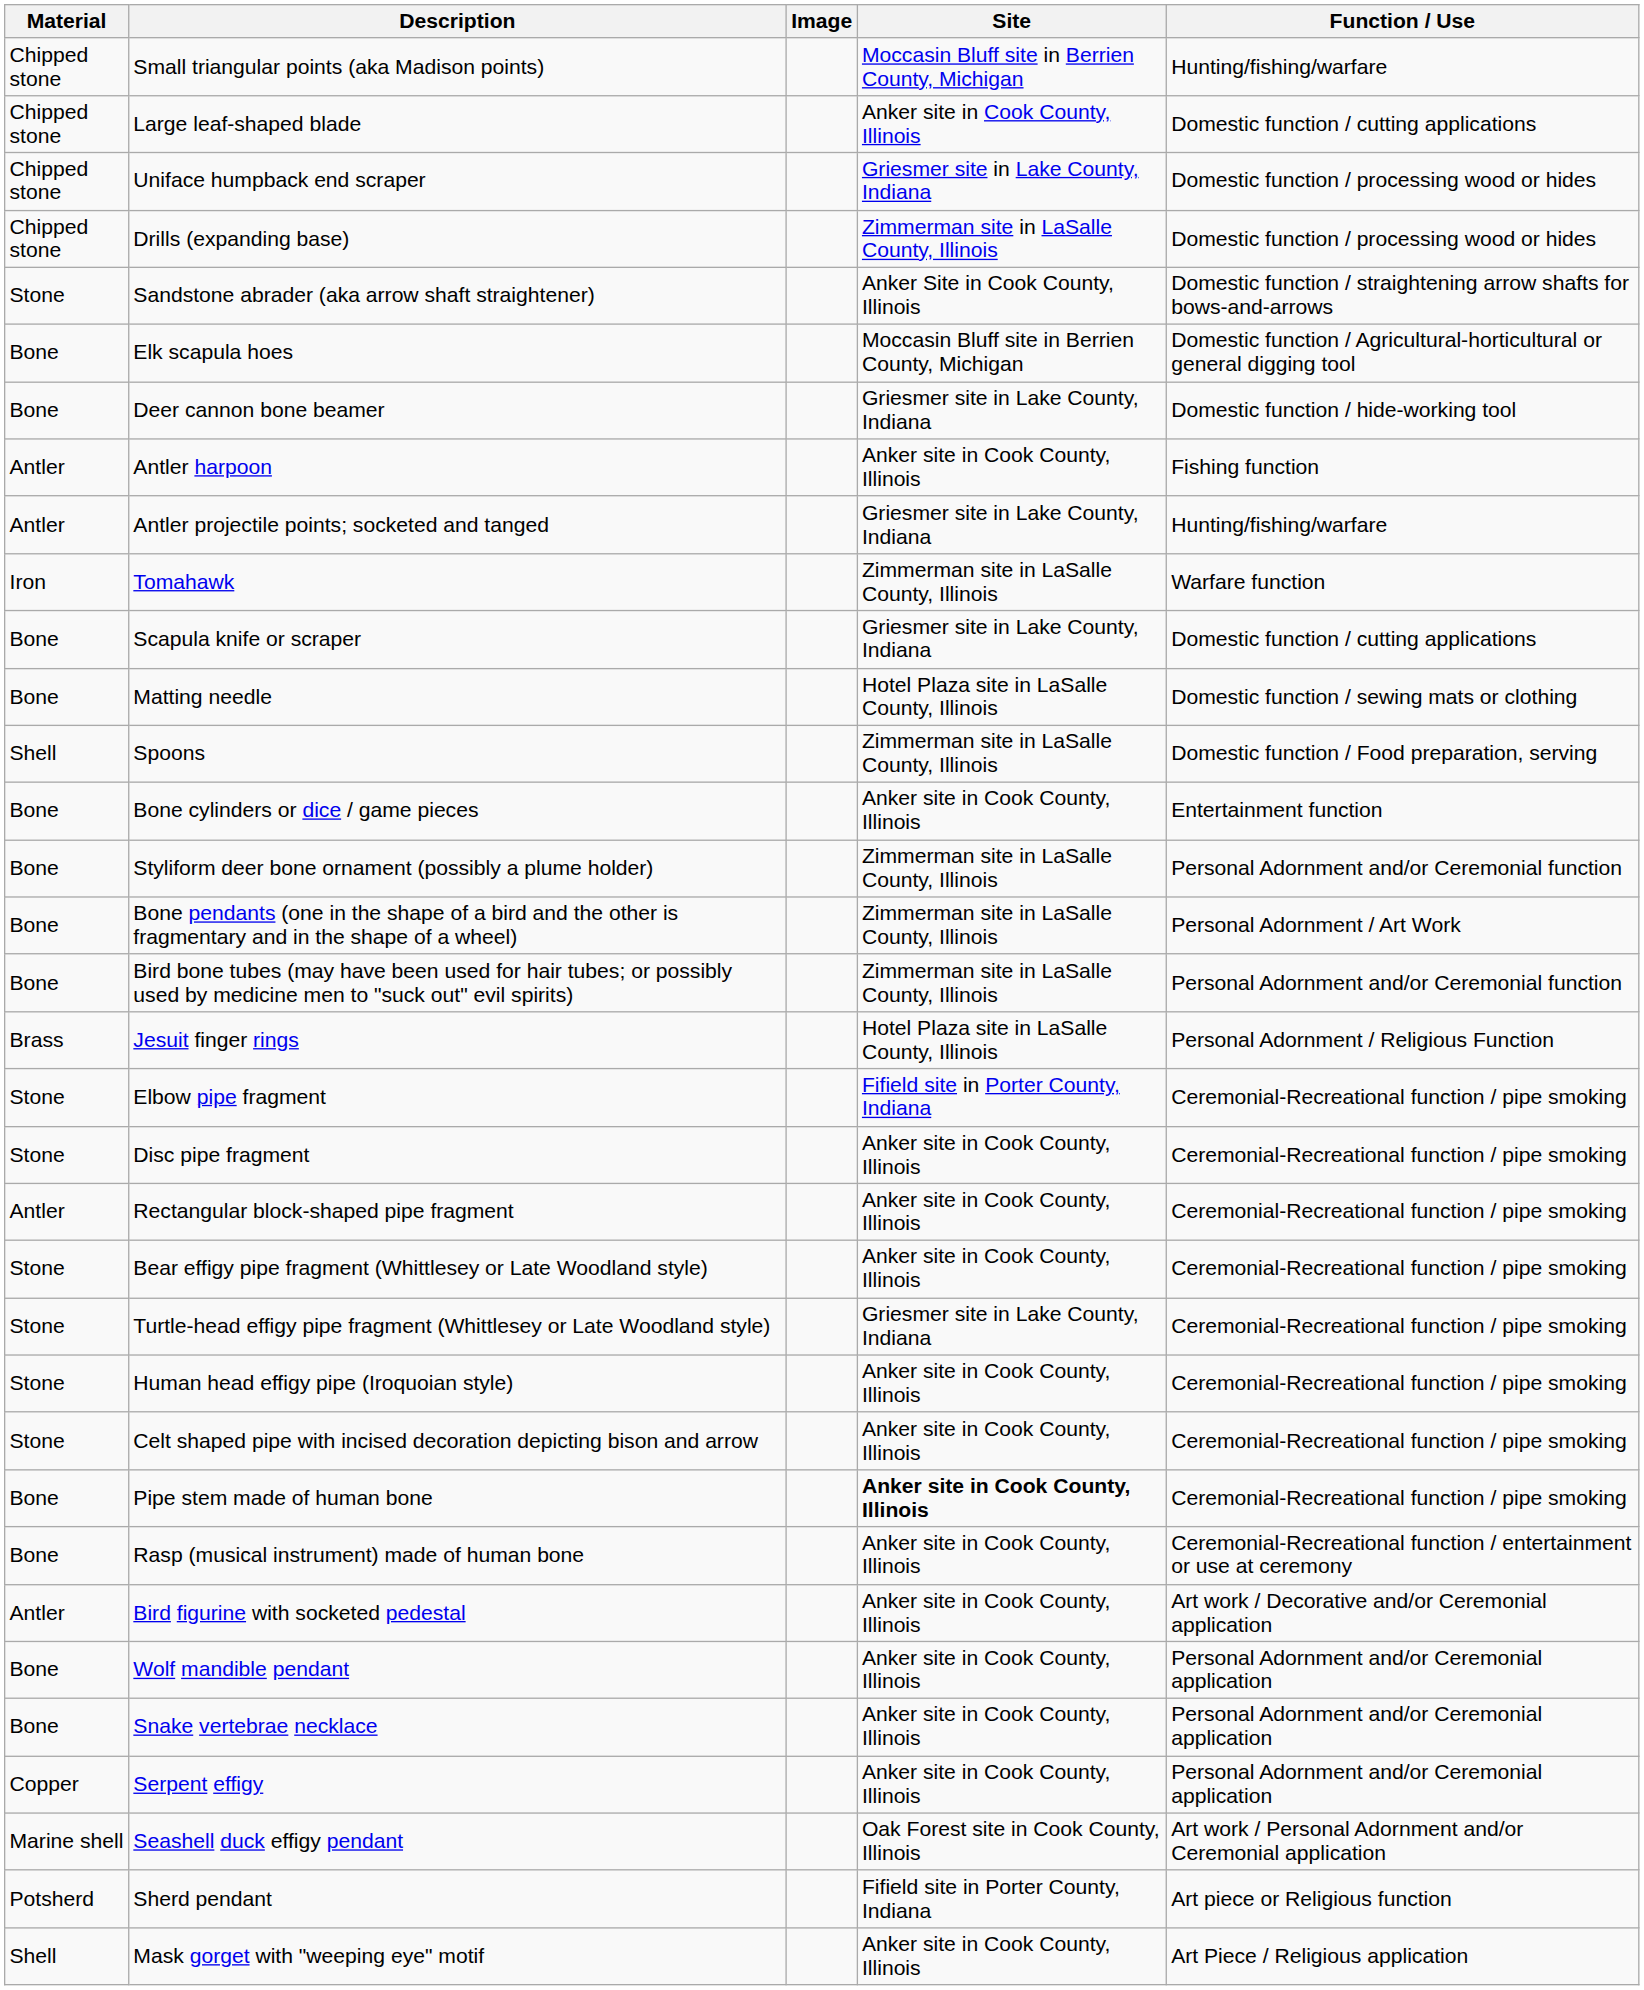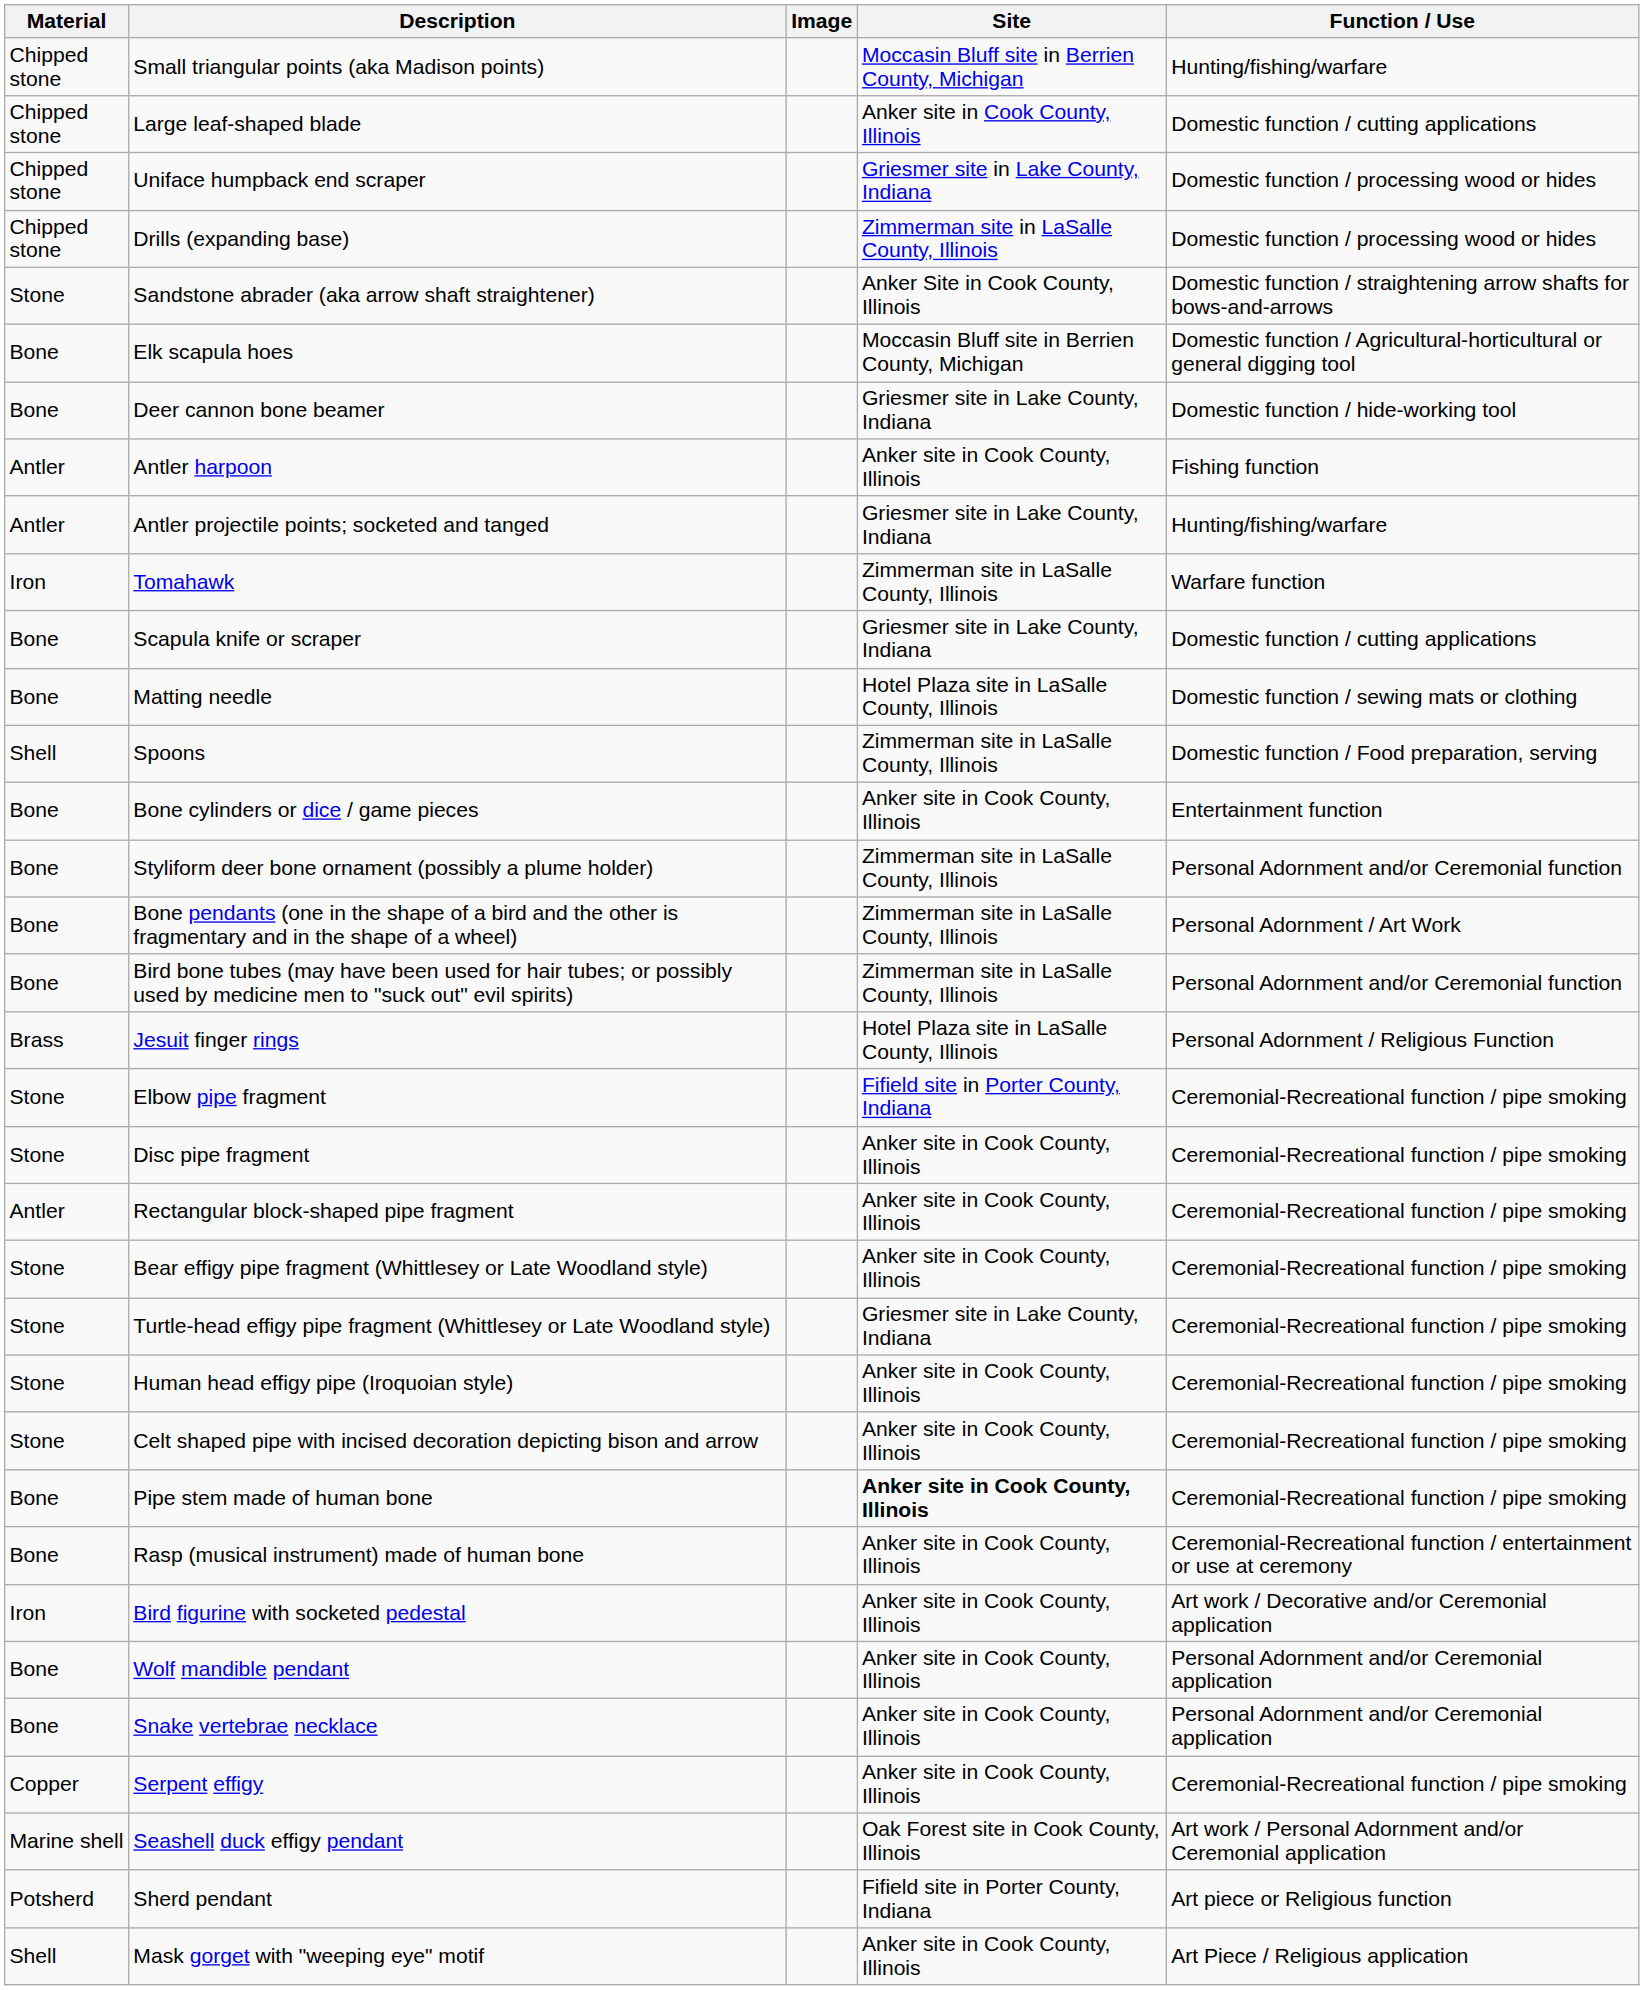(37, 1612) Antler -> (28, 1612) Iron
(1357, 1784) Personal Adornment and/or Ceremonial application -> (1399, 1784) Ceremonial-Recreational function / pipe smoking
